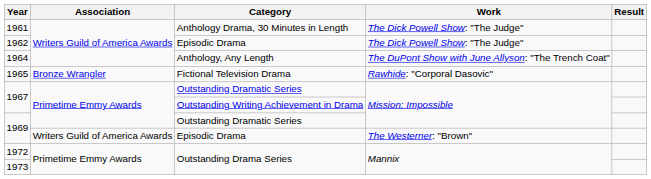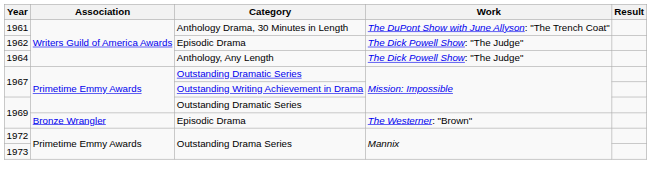(446, 27) The Dick Powell Show: "The Judge" -> (489, 27) The DuPont Show with June Allyson: "The Trench Coat"
(489, 58) The DuPont Show with June Allyson: "The Trench Coat" -> (446, 58) The Dick Powell Show: "The Judge"
- row: (17, 74)
(103, 136) Writers Guild of America Awards -> (69, 120) Bronze Wrangler
